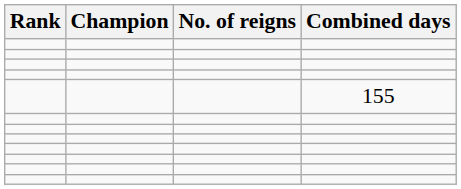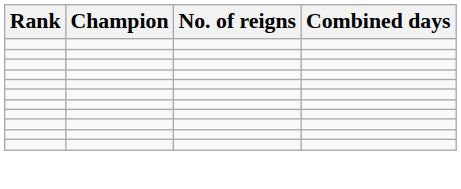- row: (35, 97)
